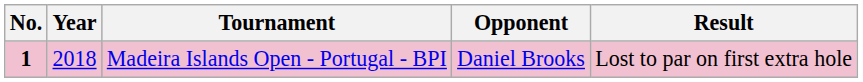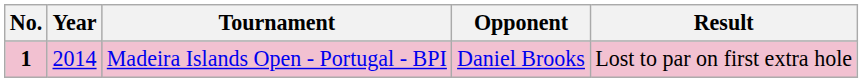(75, 59) 2018 -> (75, 59) 2014
